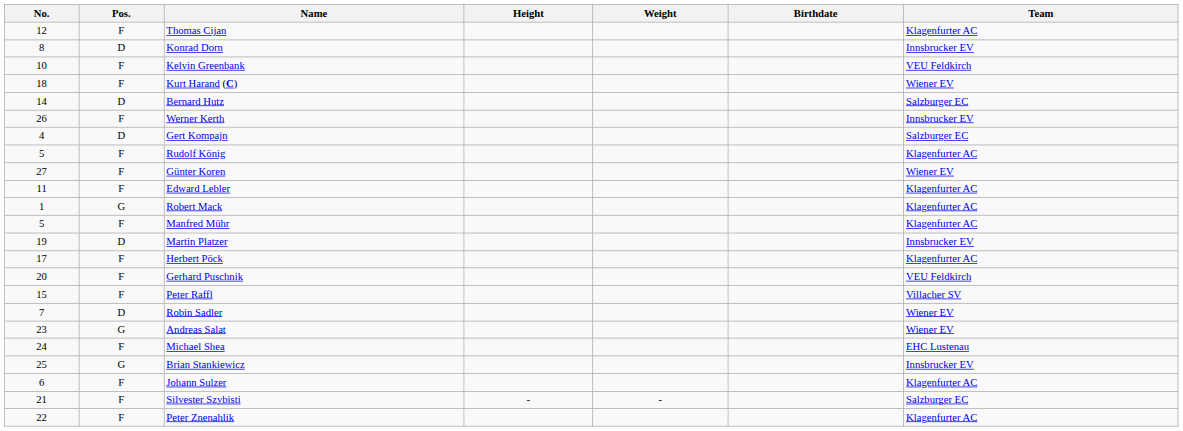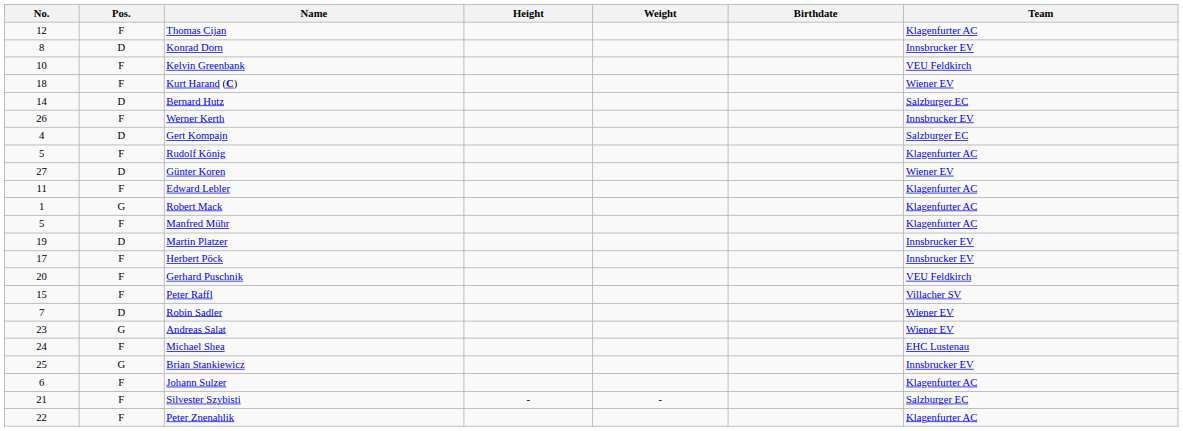(121, 171) F -> (121, 171) D
(942, 259) Klagenfurter AC -> (940, 259) Innsbrucker EV
